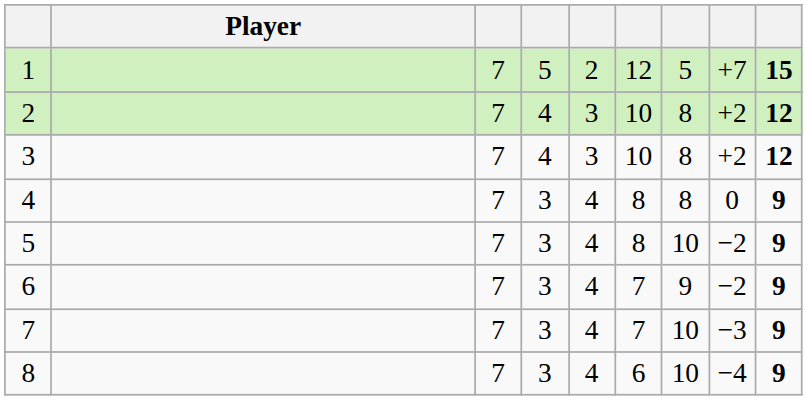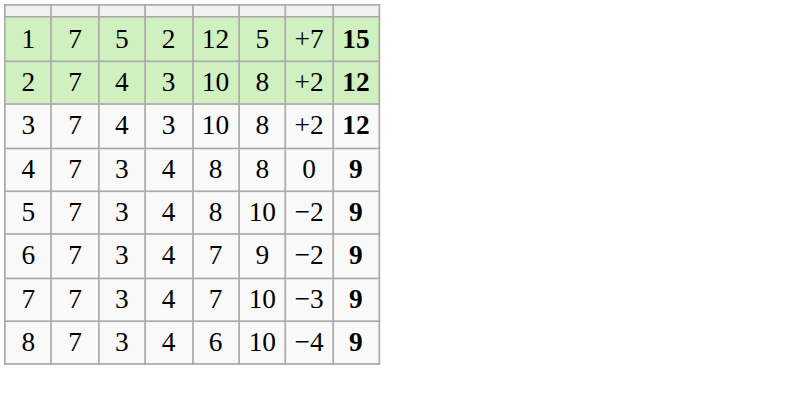- column: (263, 26)
